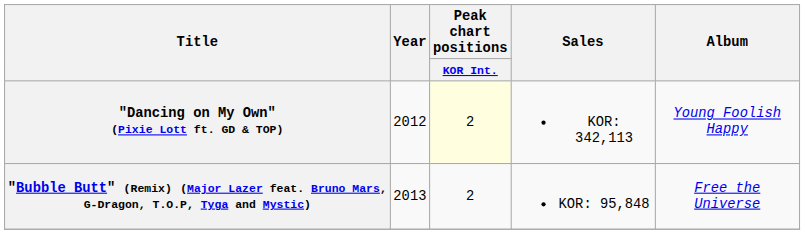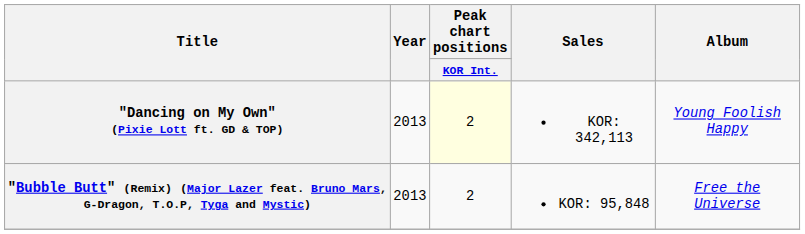(410, 122) 2012 -> (410, 122) 2013
